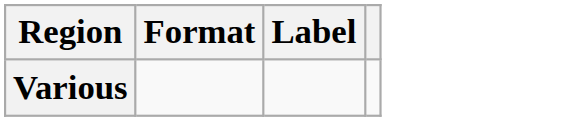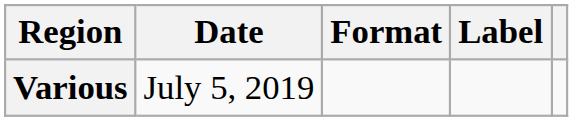+ column: (229, 32)
